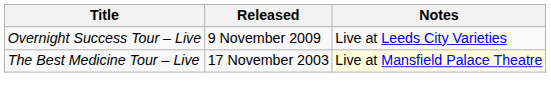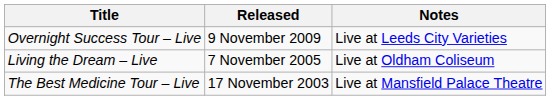+ row: (83, 60)
(439, 60) lightyellow background -> (439, 83) no background
